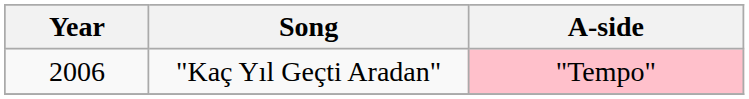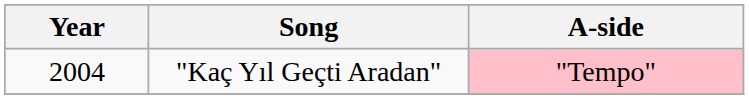(77, 71) 2006 -> (77, 71) 2004
